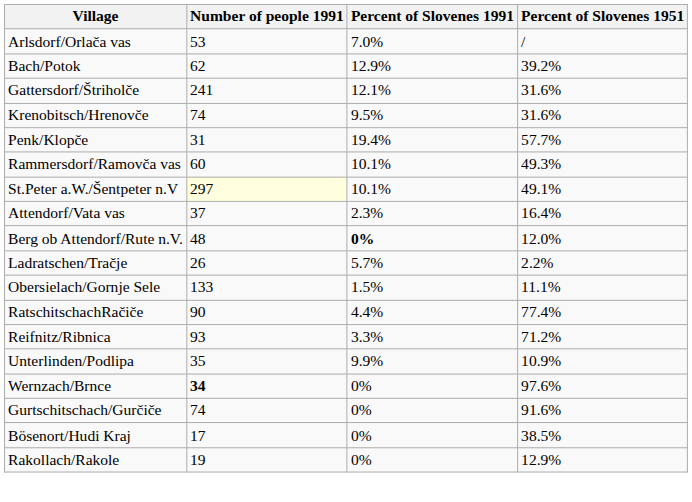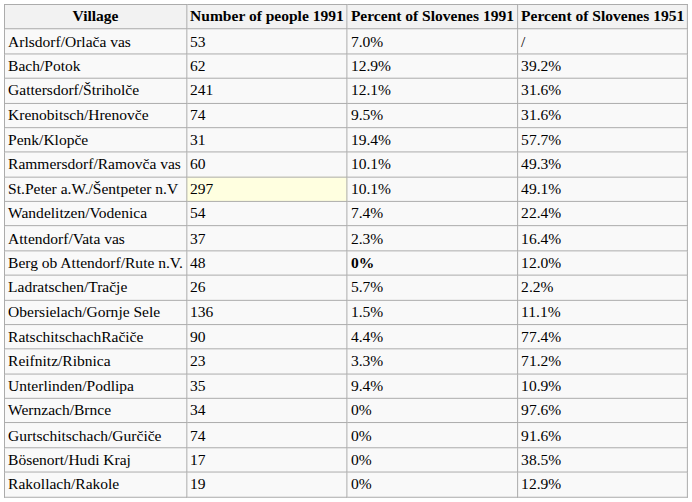+ row: (78, 213)
(202, 287) 133 -> (202, 312) 136
(198, 336) 93 -> (198, 361) 23
(367, 361) 9.9% -> (367, 386) 9.4%
(198, 386) bold -> (198, 410) normal
